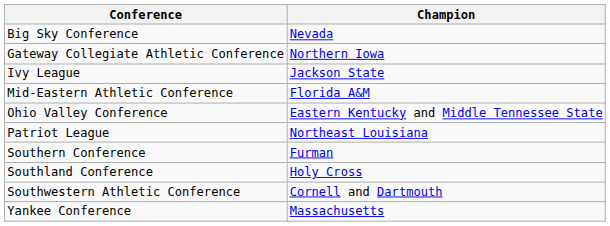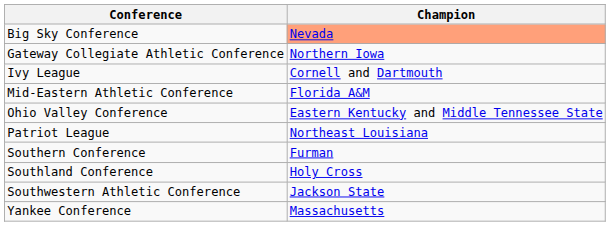(312, 34) no background -> (312, 34) lightsalmon background
(337, 73) Jackson State -> (366, 73) Cornell and Dartmouth
(366, 192) Cornell and Dartmouth -> (337, 192) Jackson State
